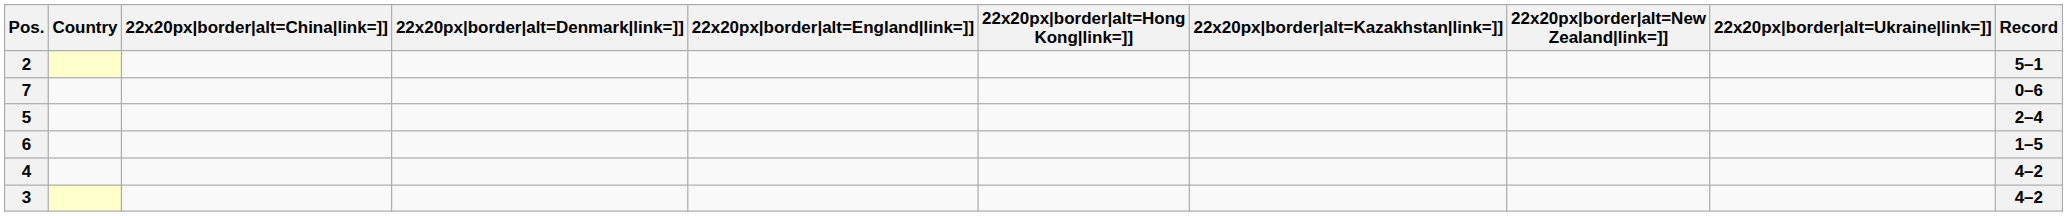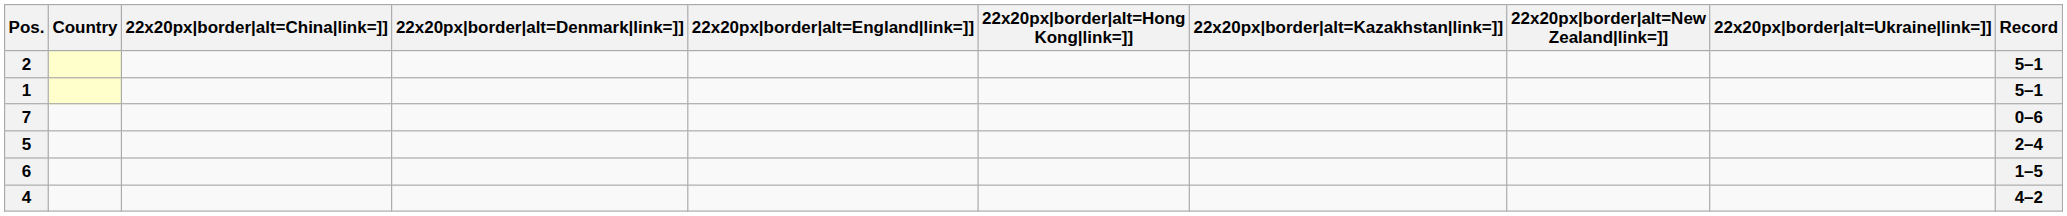+ row: (27, 91)
- row: (27, 198)
